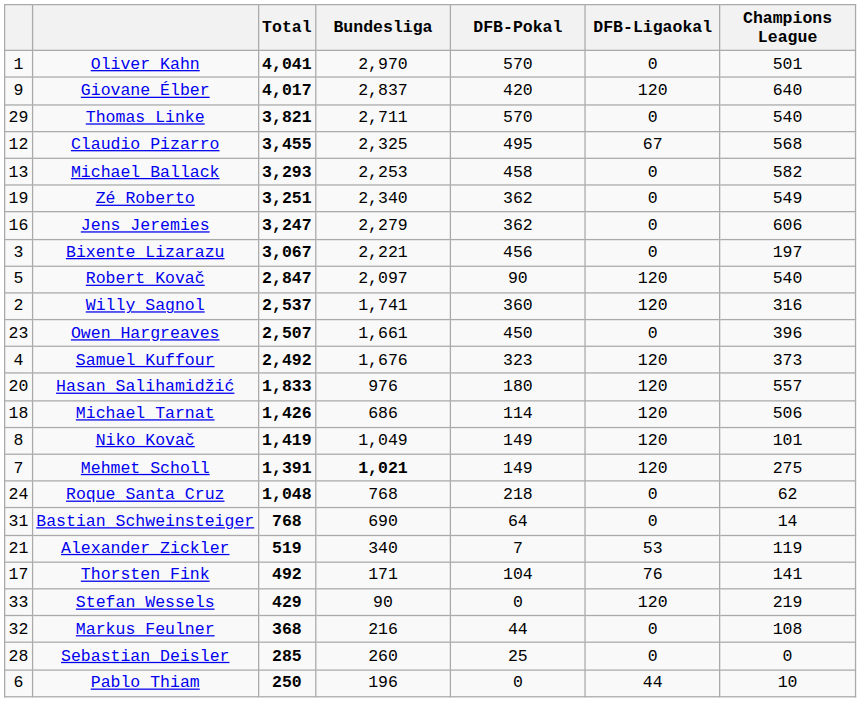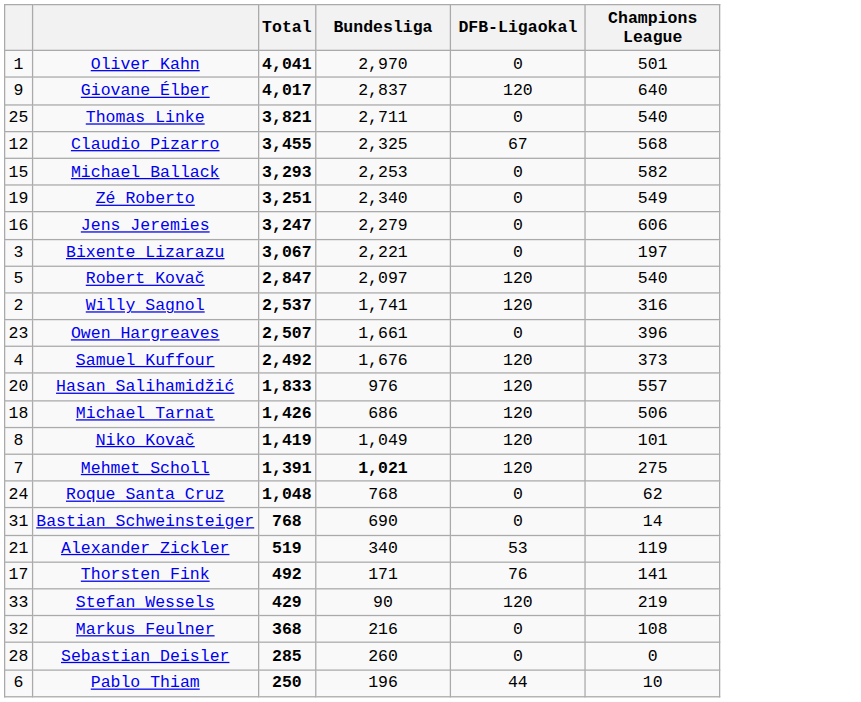- column: (518, 28)
(18, 118) 29 -> (18, 118) 25
(18, 172) 13 -> (18, 172) 15
